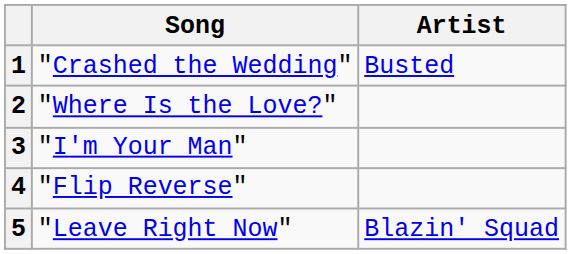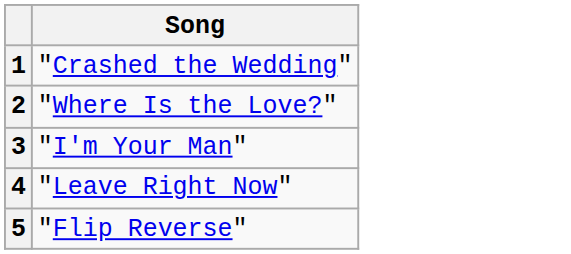- column: (462, 25)
(143, 188) "Flip Reverse" -> (165, 188) "Leave Right Now"
(165, 229) "Leave Right Now" -> (143, 229) "Flip Reverse"
